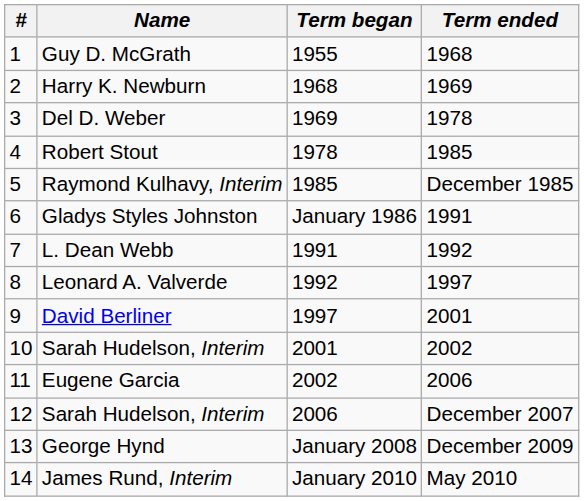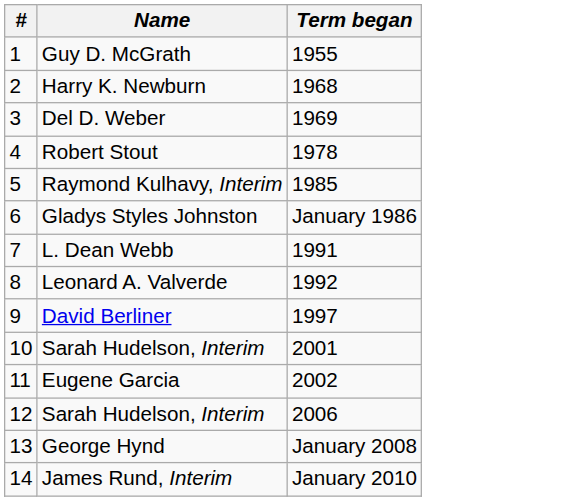- column: (500, 20)
